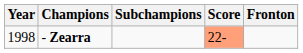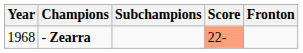(21, 37) 1998 -> (21, 37) 1968
